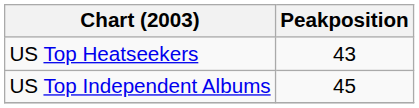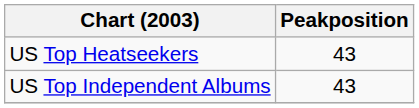(344, 86) 45 -> (344, 86) 43
